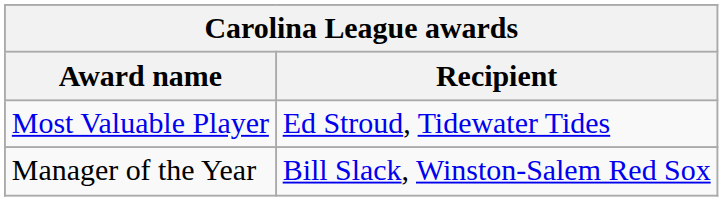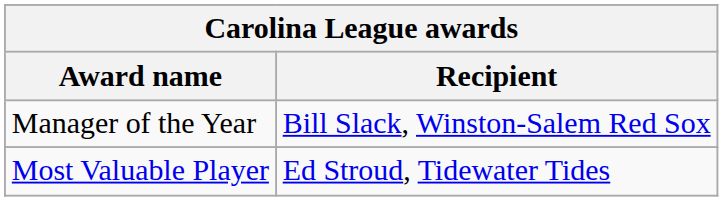rows swapped: (140, 123) <-> (134, 170)
